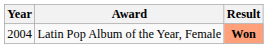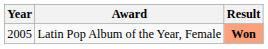(20, 33) 2004 -> (20, 33) 2005
